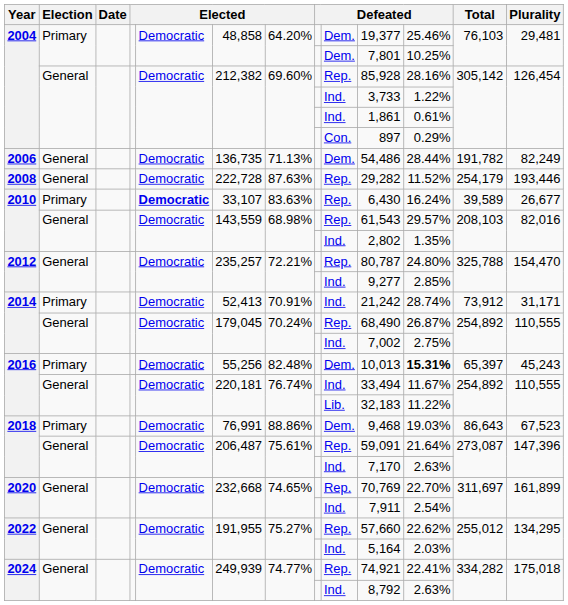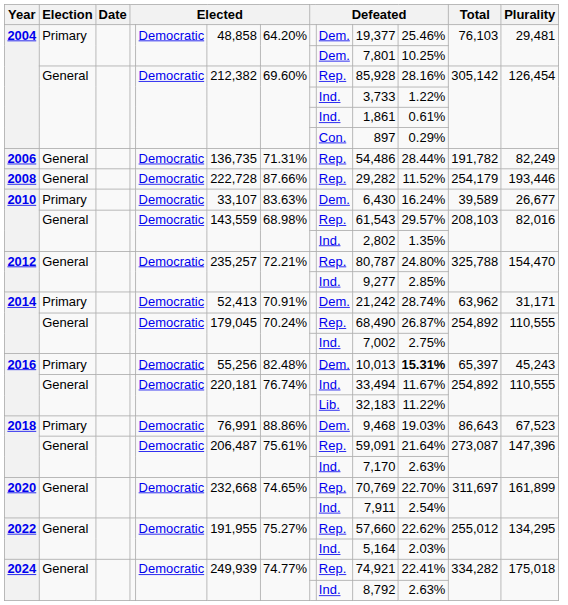(290, 158) 71.13% -> (285, 158) 71.31%
(339, 158) Dem. -> (333, 158) Rep.
(290, 179) 87.63% -> (285, 179) 87.66%
(174, 199) bold -> (171, 199) normal
(338, 199) Rep. -> (334, 199) Dem.
(335, 302) Ind. -> (334, 302) Dem.
(483, 302) 73,912 -> (478, 302) 63,962
